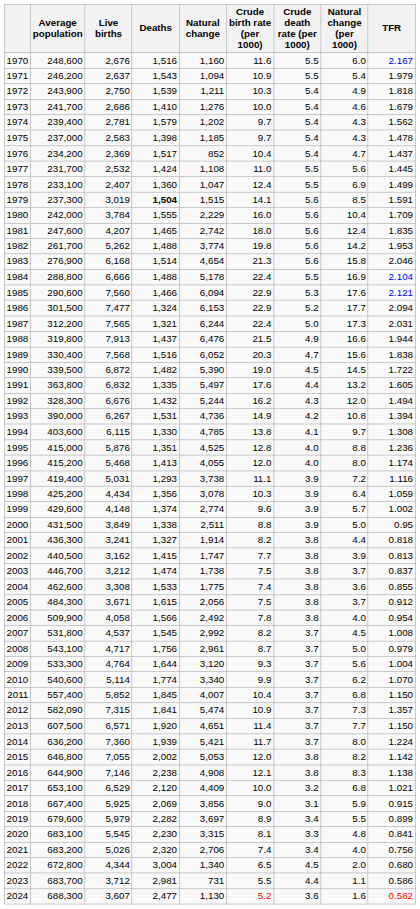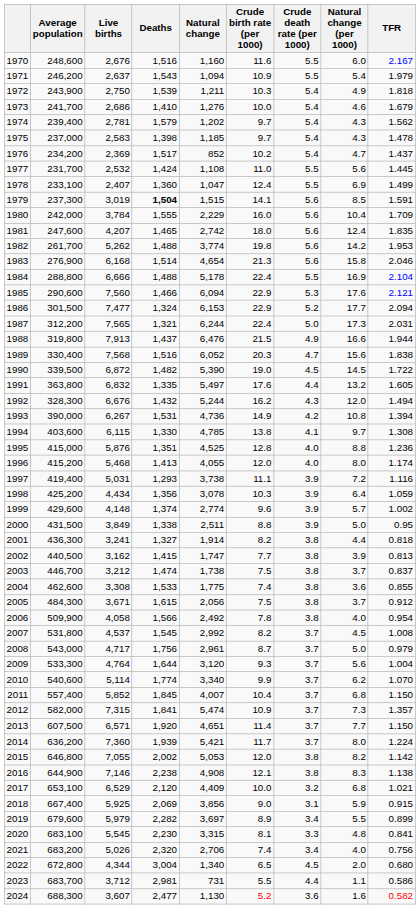(262, 153) 10.4 -> (262, 153) 10.2
(65, 648) 543,100 -> (65, 648) 543,000
(65, 710) 582,090 -> (65, 710) 582,000
